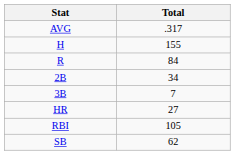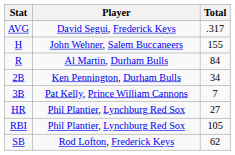+ column: (116, 12)
